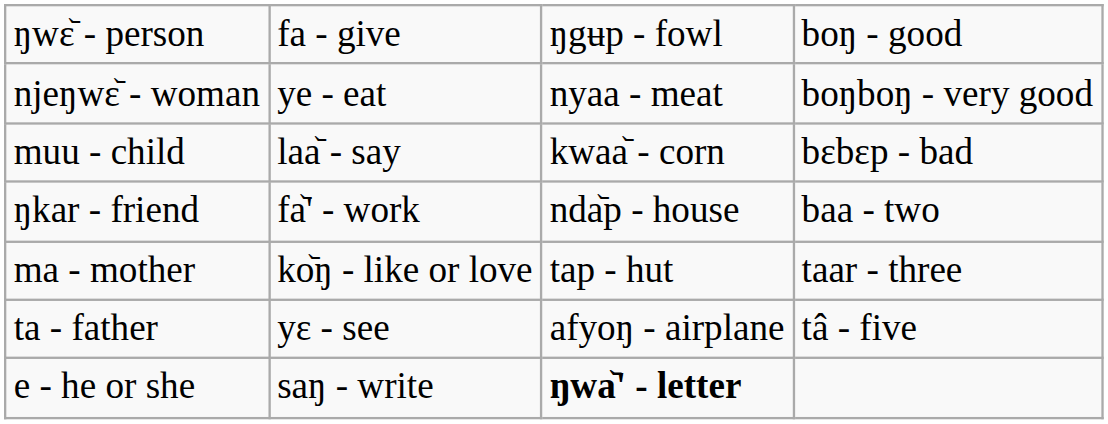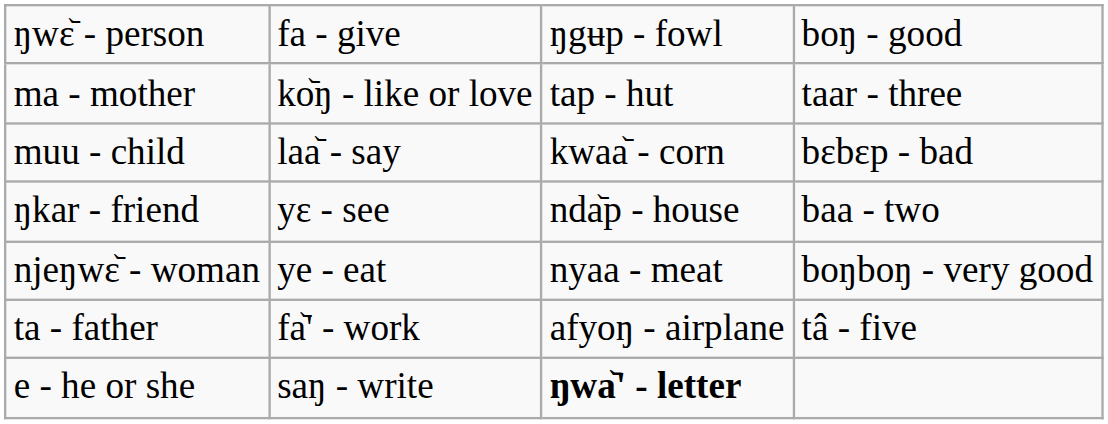rows swapped: (137, 92) <-> (104, 269)
(349, 210) fa᷅' - work -> (333, 210) yɛ - see
(333, 328) yɛ - see -> (349, 328) fa᷅' - work
